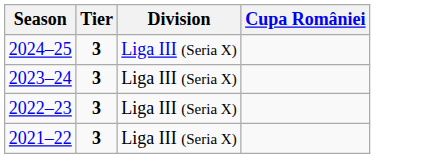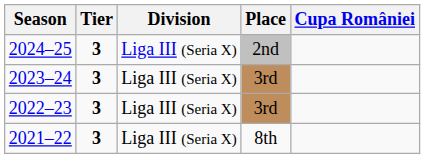+ column: (266, 19)
